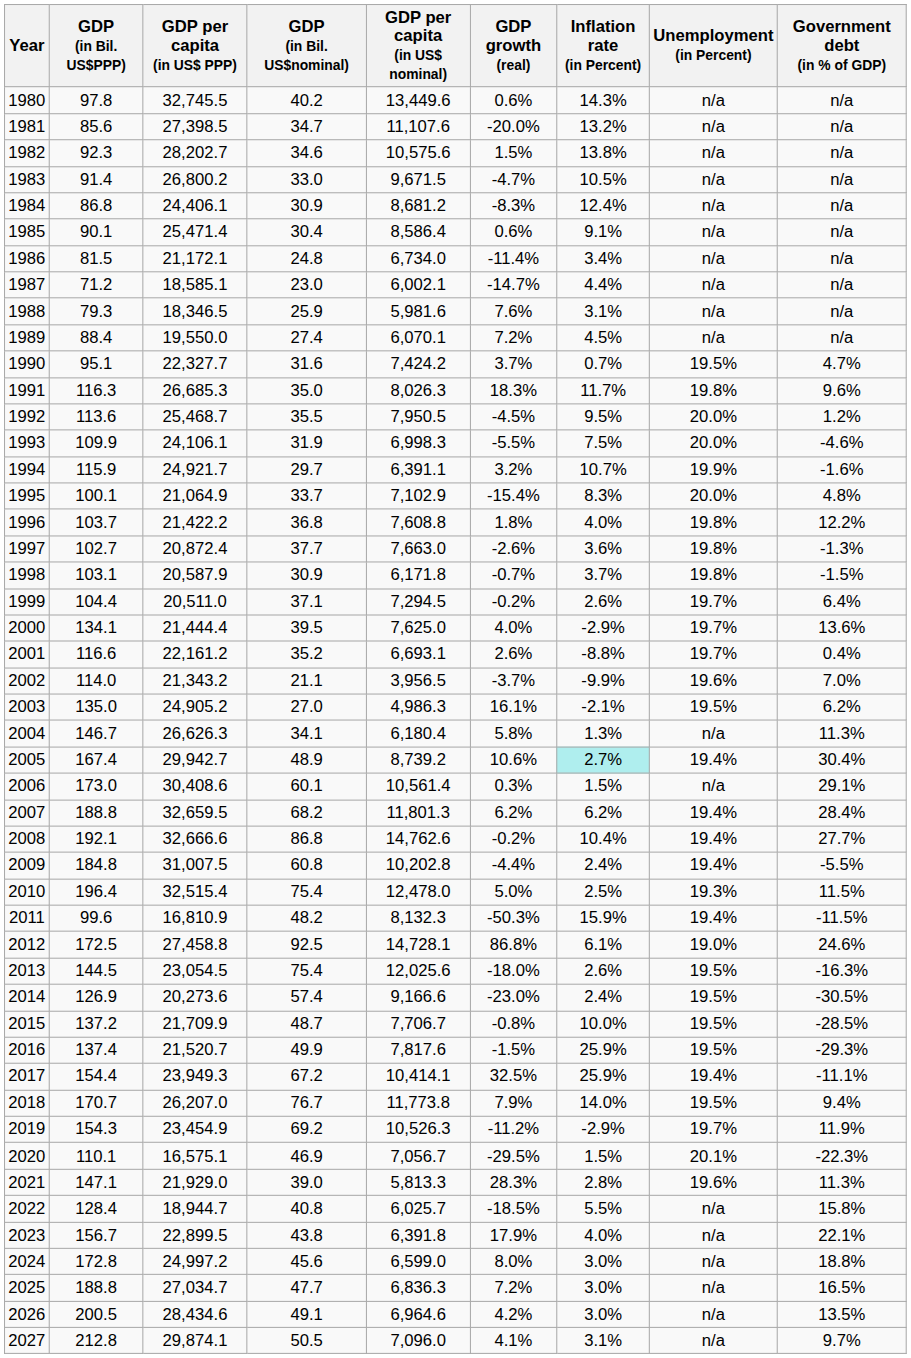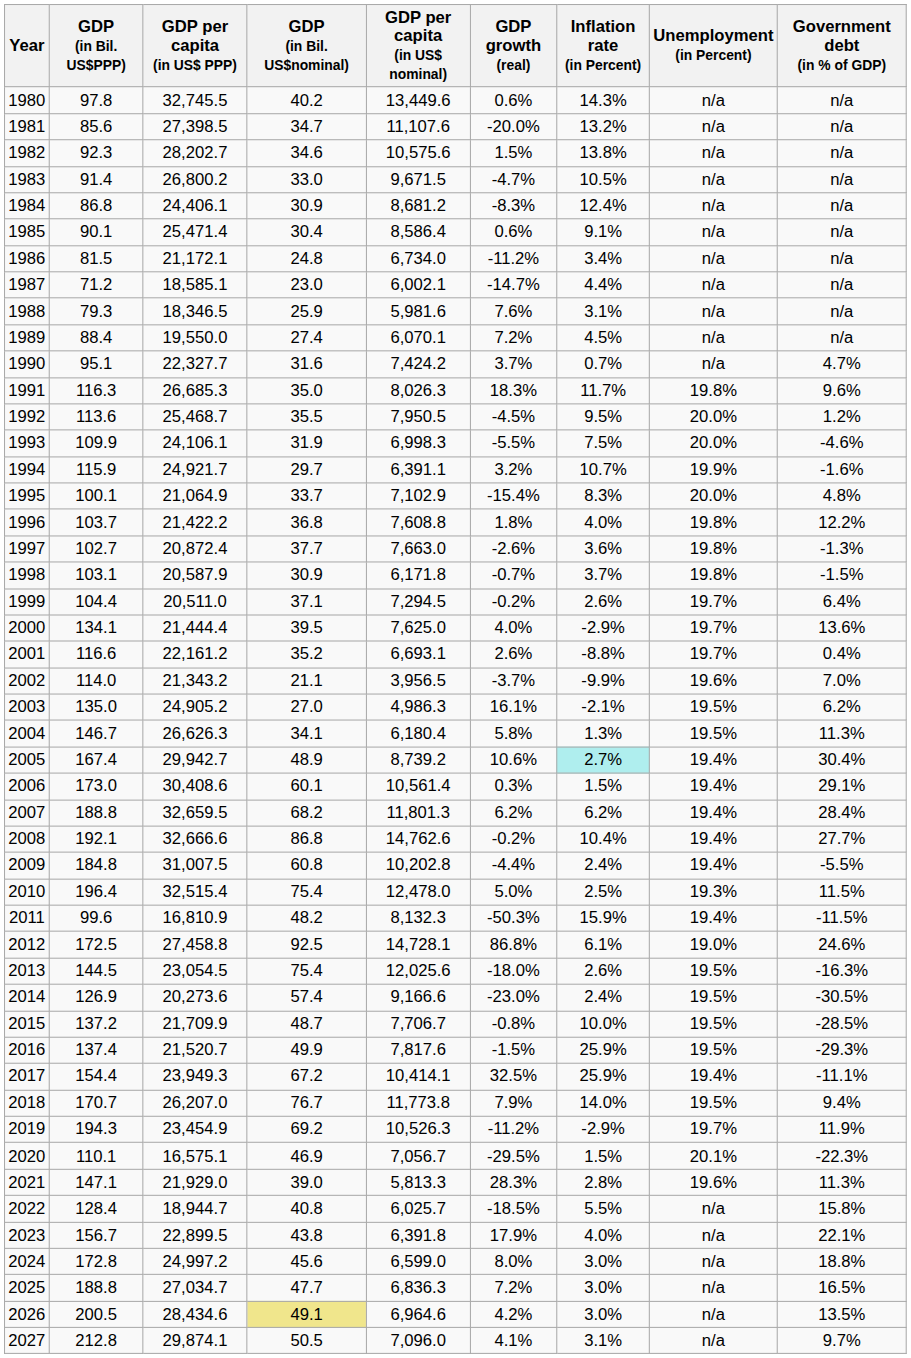(513, 258) -11.4% -> (513, 258) -11.2%
(713, 364) 19.5% -> (713, 364) n/a
(713, 733) n/a -> (713, 733) 19.5%
(713, 786) n/a -> (713, 786) 19.4%
(96, 1129) 154.3 -> (96, 1129) 194.3
(307, 1314) no background -> (307, 1314) khaki background
